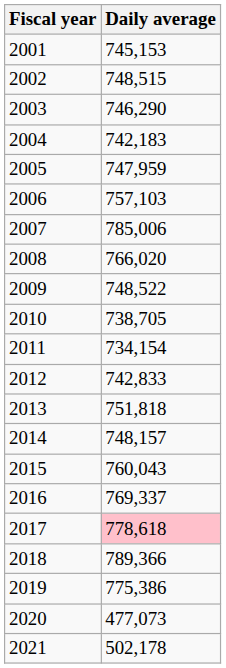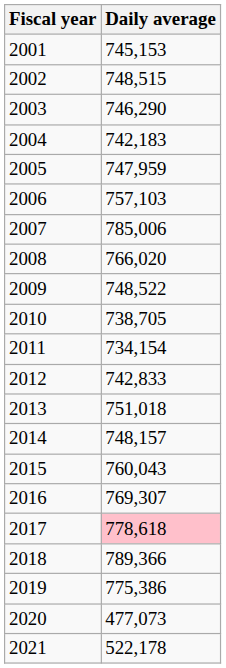(136, 408) 751,818 -> (136, 408) 751,018
(136, 498) 769,337 -> (136, 498) 769,307
(136, 648) 502,178 -> (136, 648) 522,178
